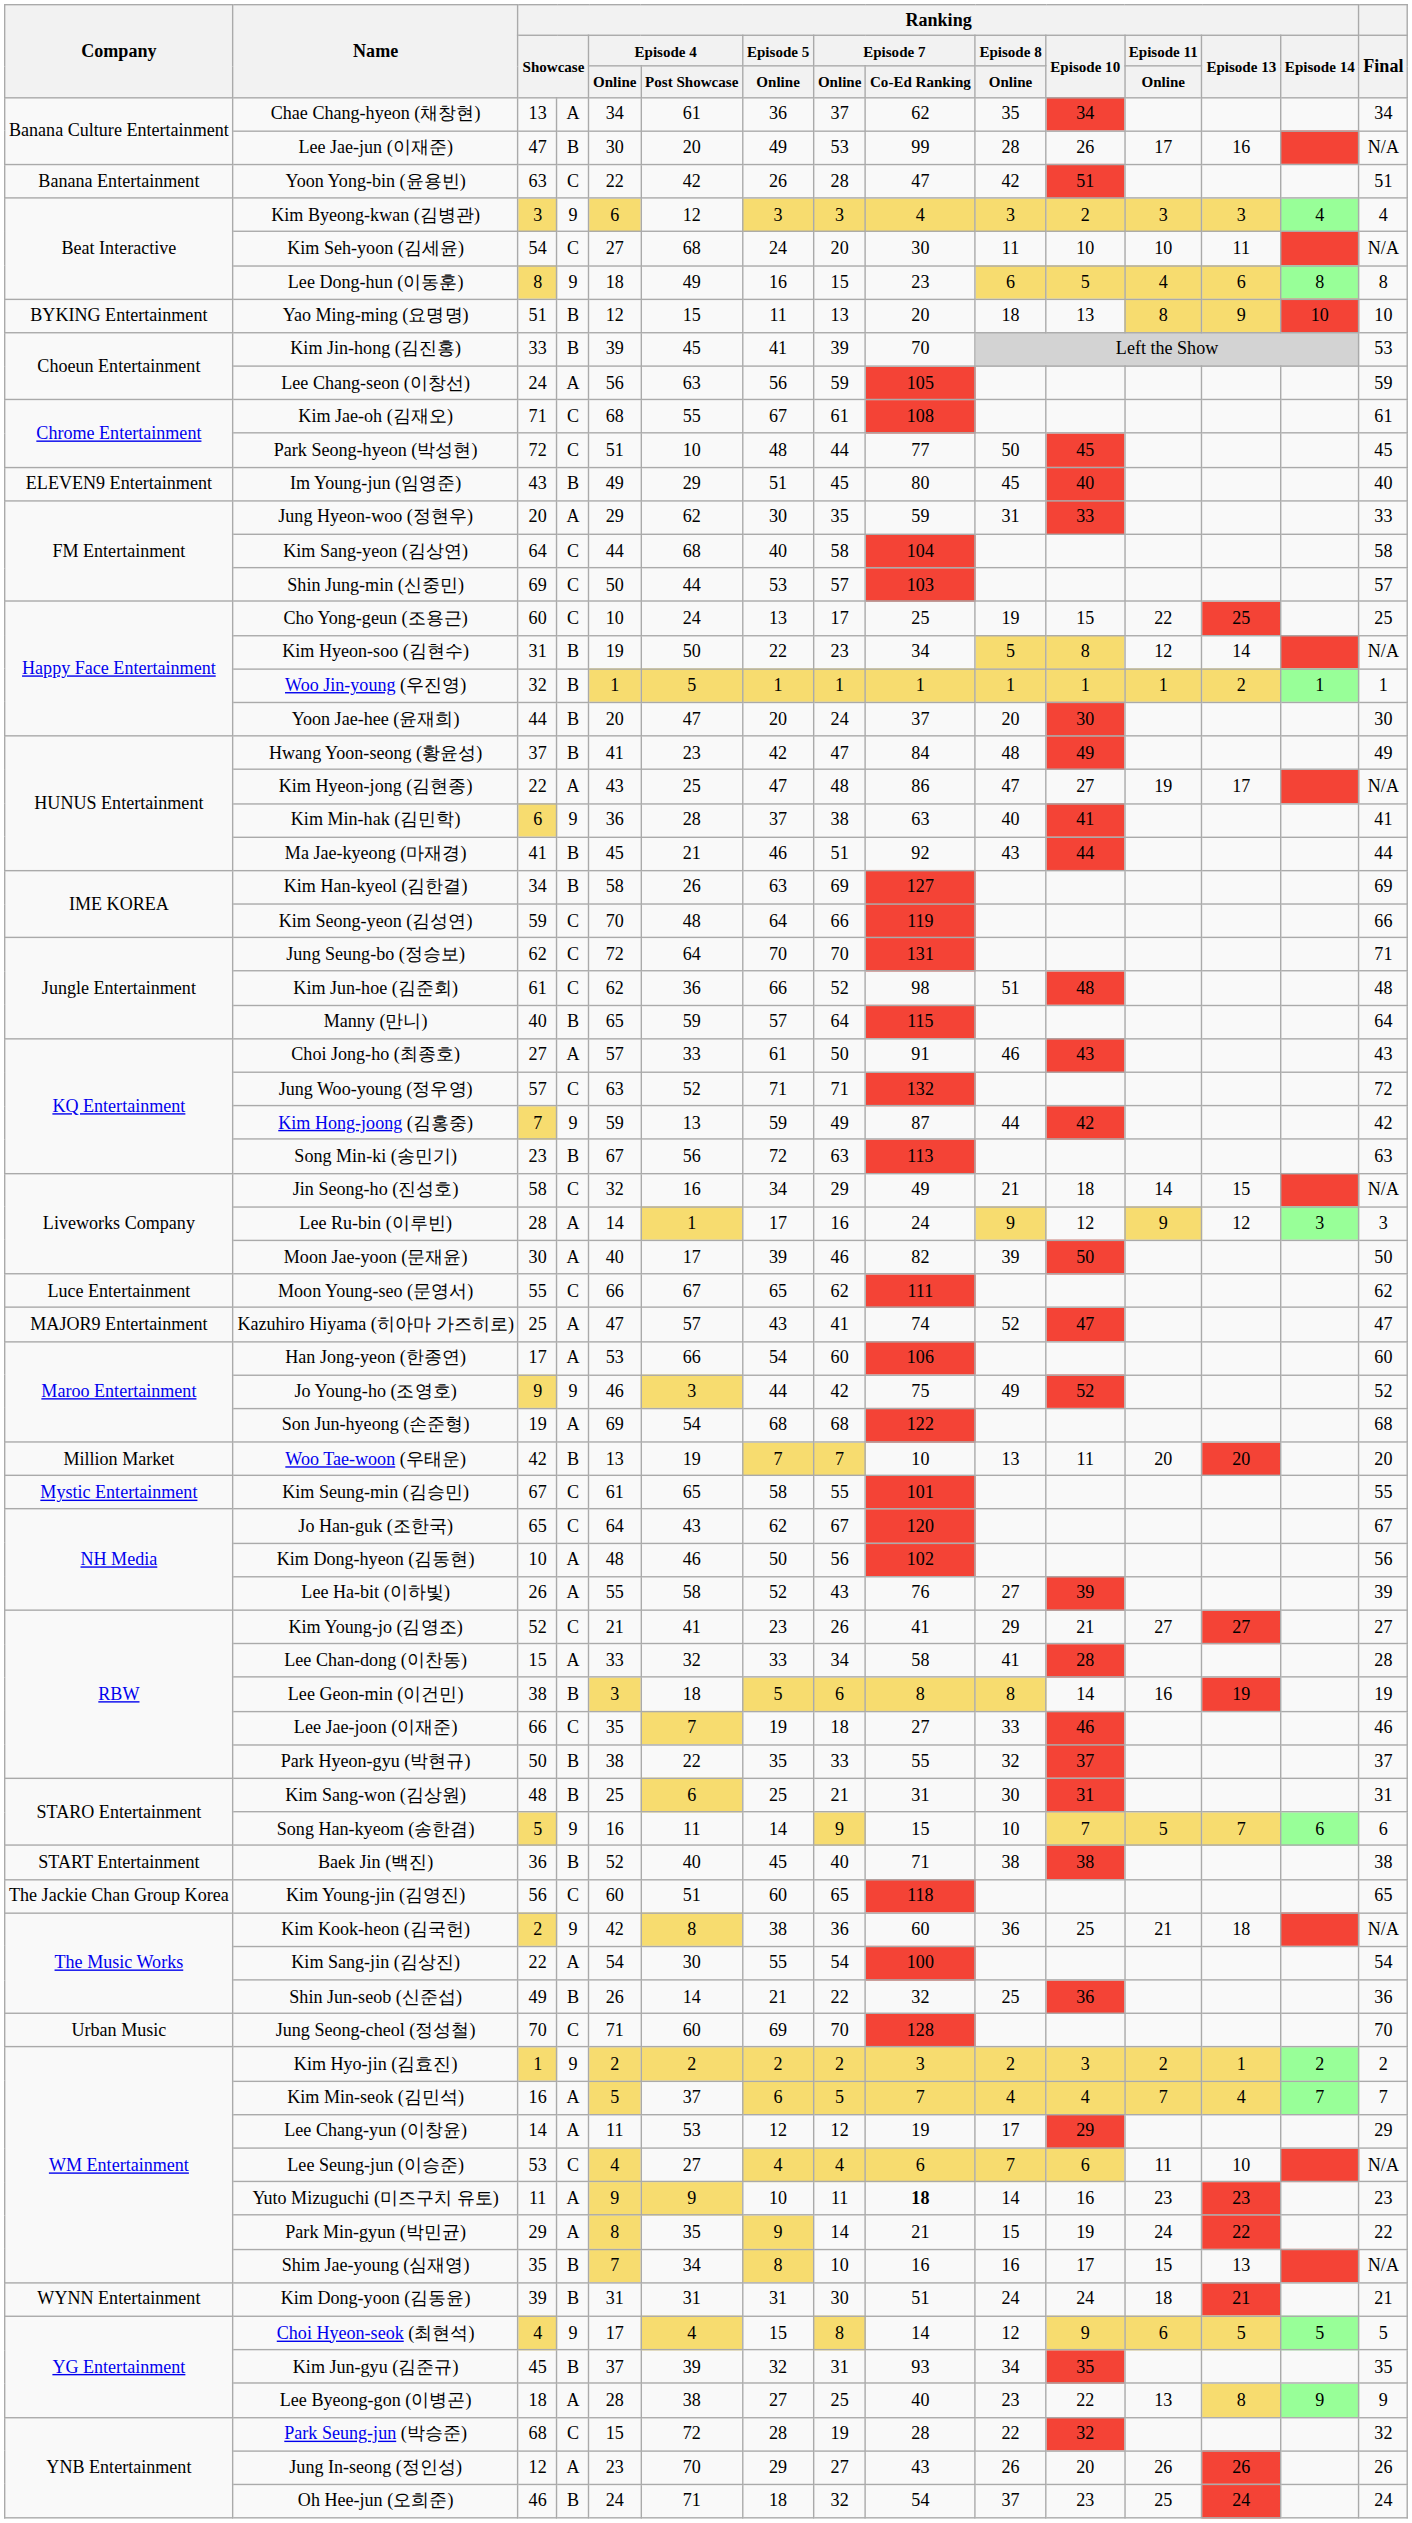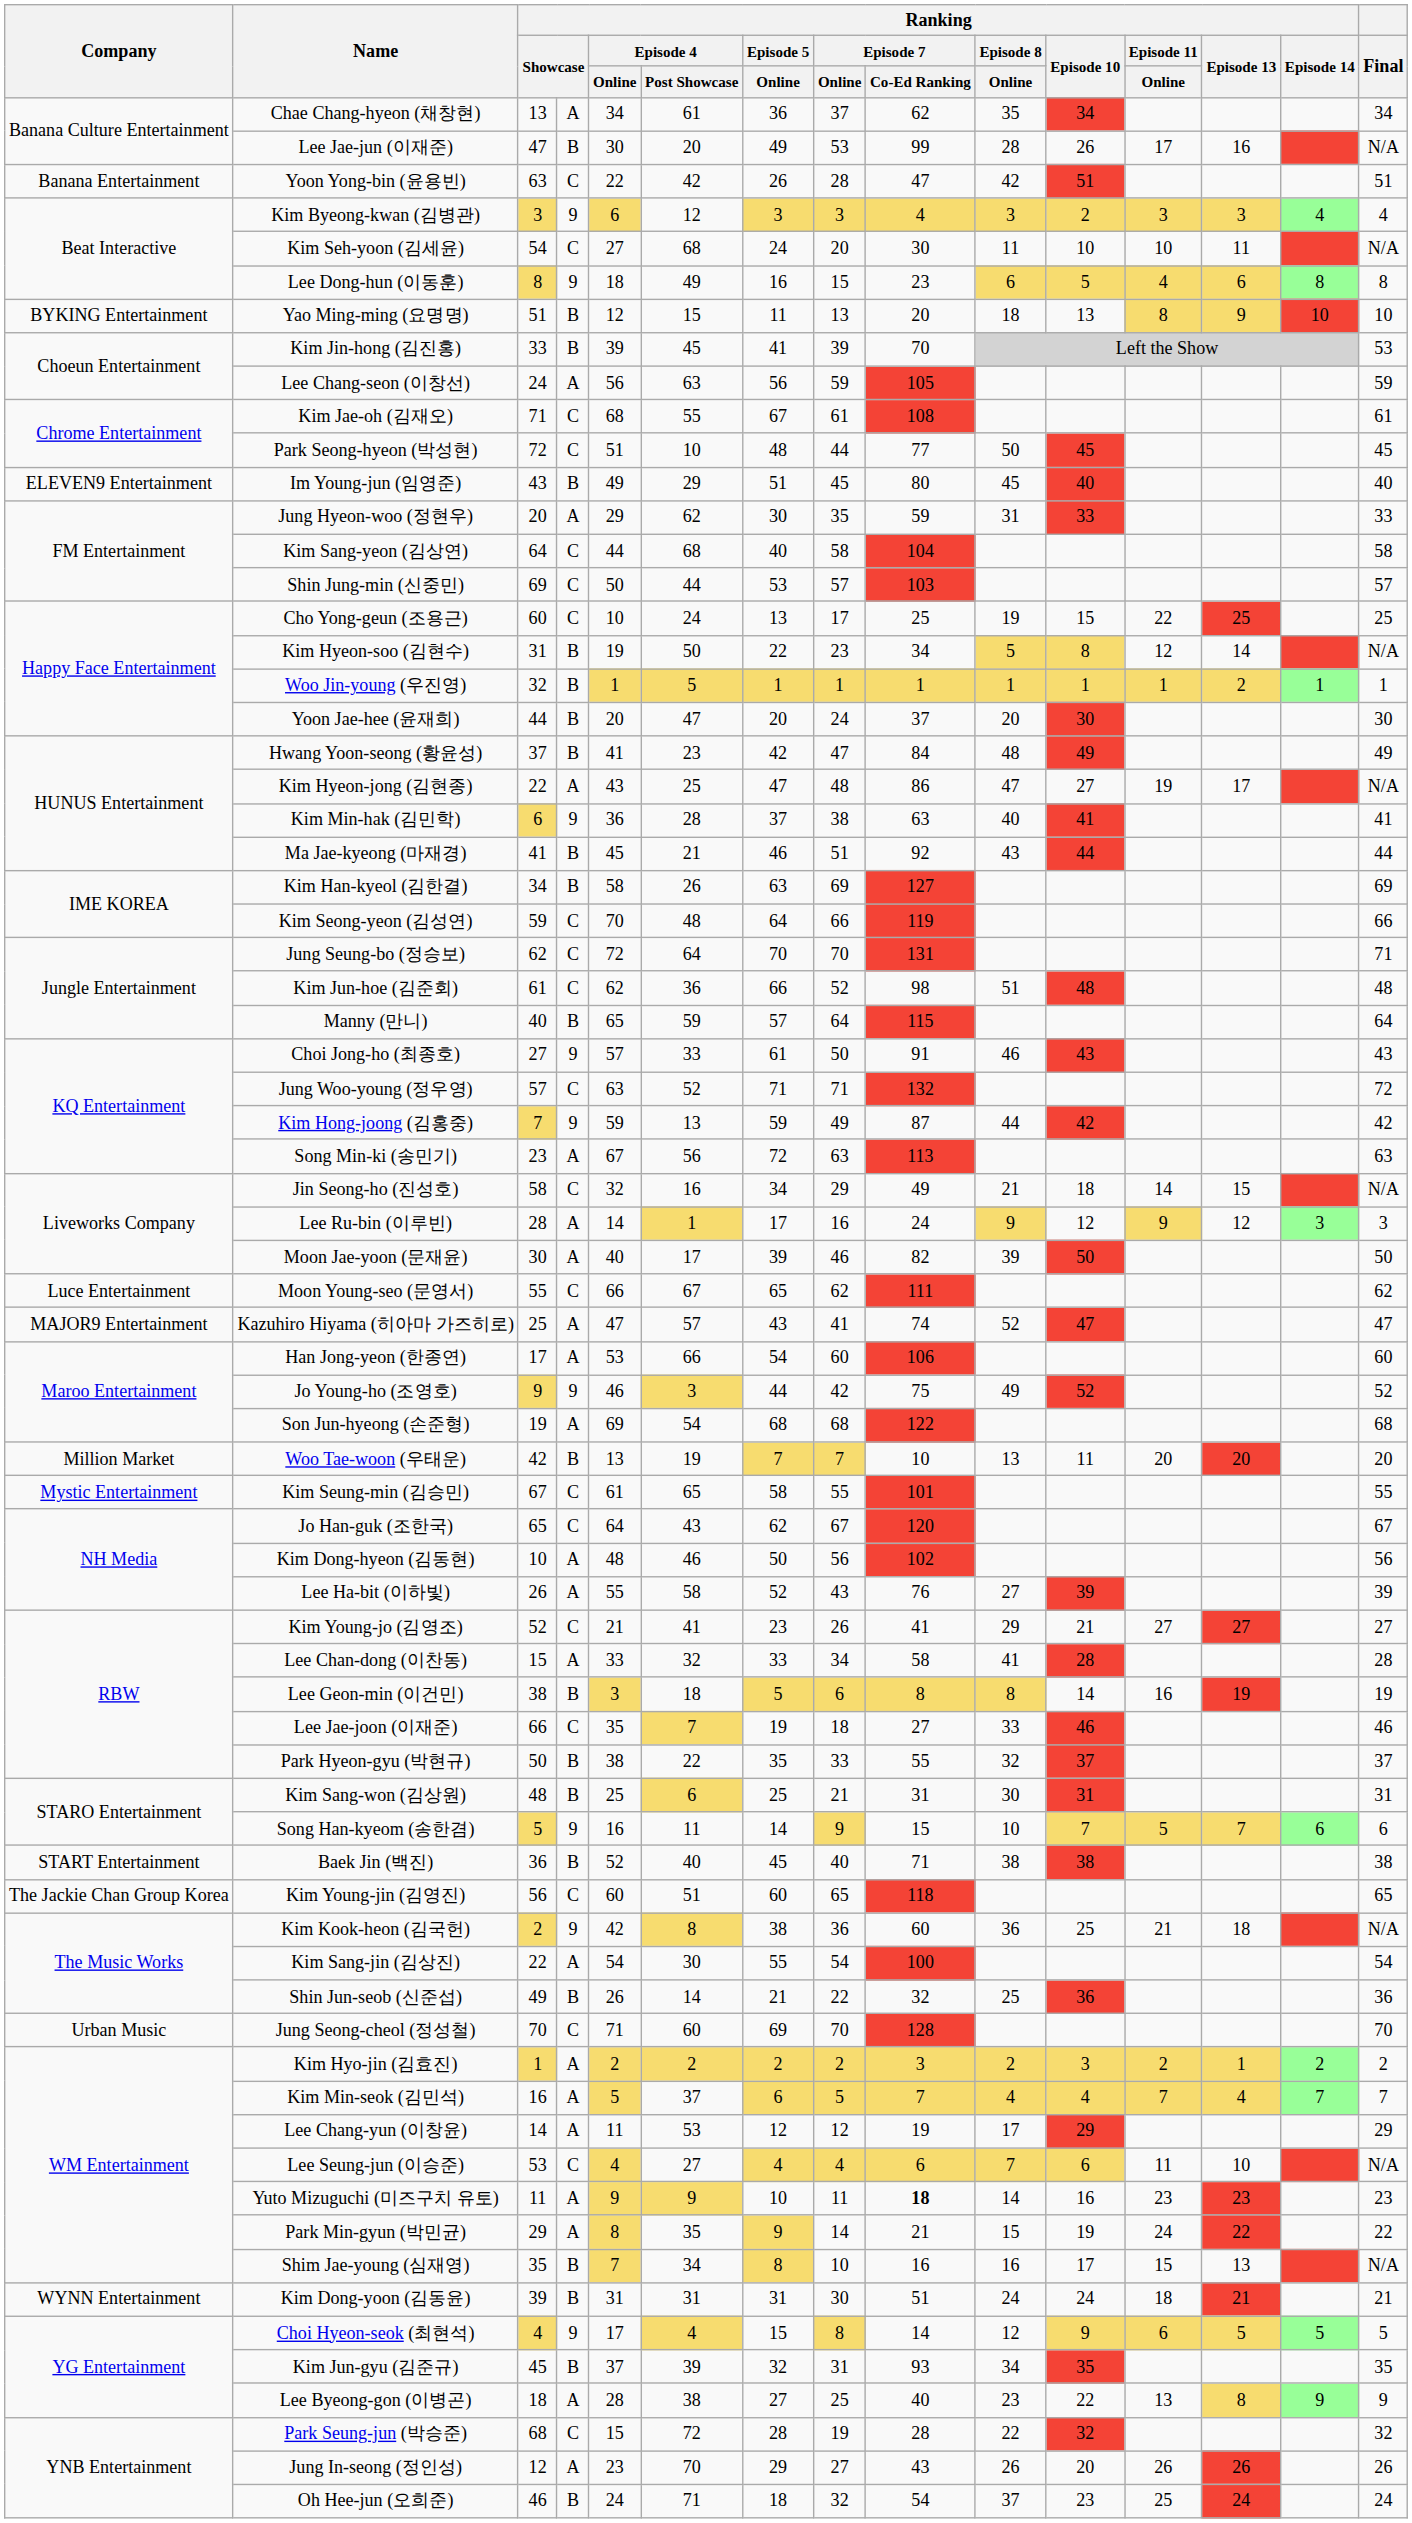(573, 1055) A -> (573, 1055) 9
(573, 1156) B -> (573, 1156) A
(573, 2063) 9 -> (573, 2063) A
